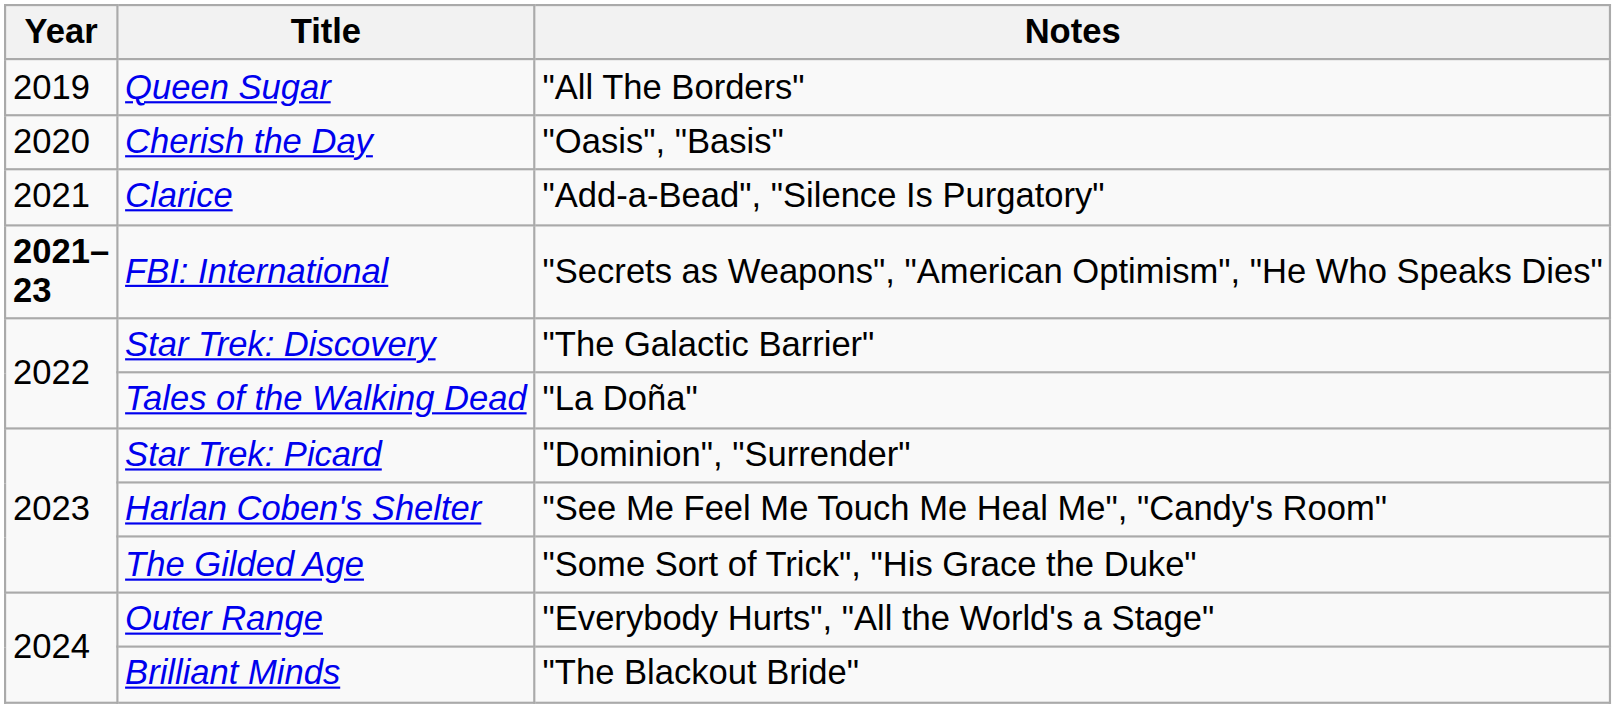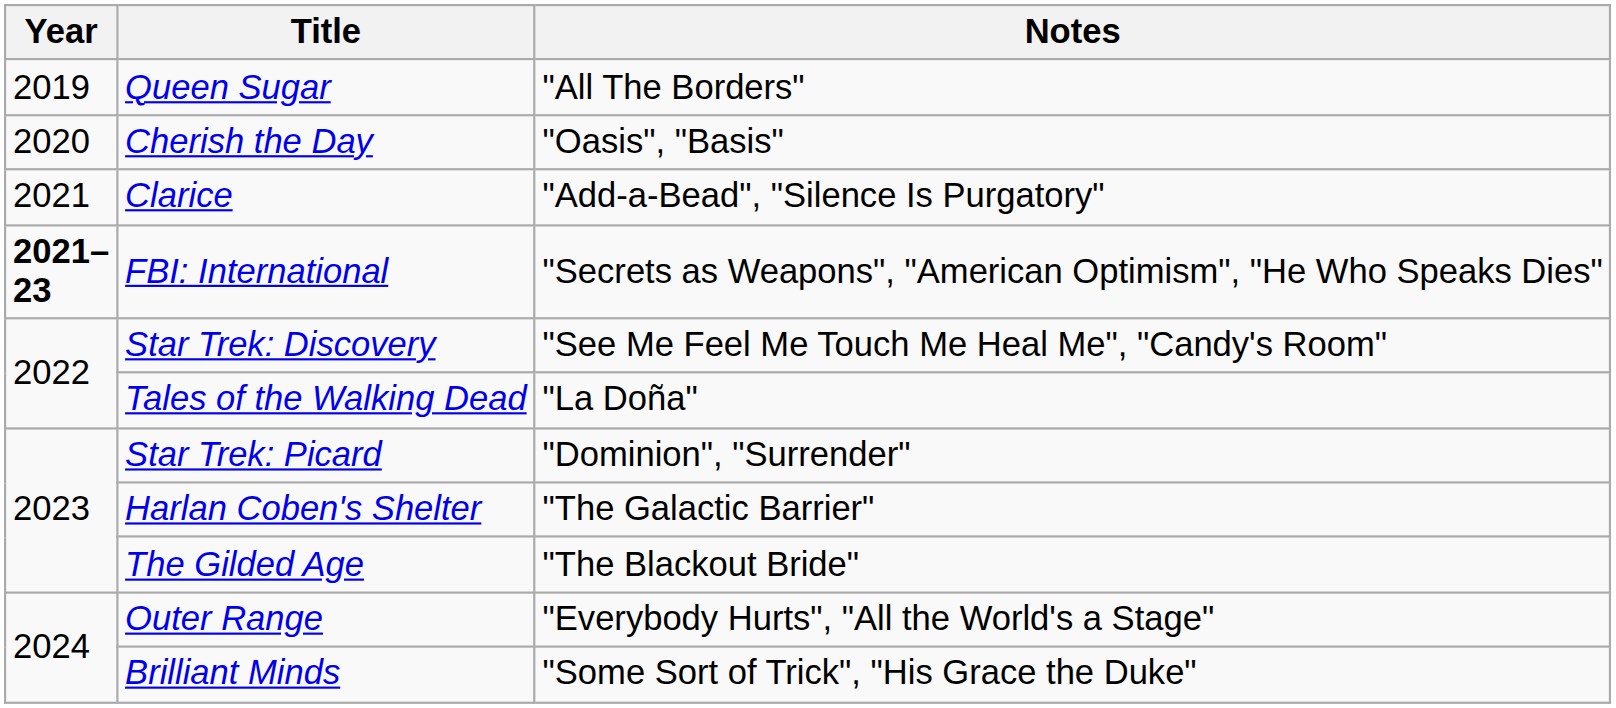(708, 344) "The Galactic Barrier" -> (965, 344) "See Me Feel Me Touch Me Heal Me", "Candy's Room"
(965, 509) "See Me Feel Me Touch Me Heal Me", "Candy's Room" -> (708, 509) "The Galactic Barrier"
(870, 564) "Some Sort of Trick", "His Grace the Duke" -> (701, 564) "The Blackout Bride"
(701, 673) "The Blackout Bride" -> (870, 673) "Some Sort of Trick", "His Grace the Duke"
